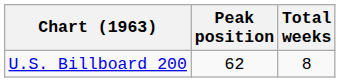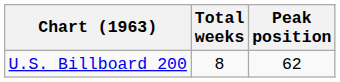columns swapped: (234, 28) <-> (307, 28)
